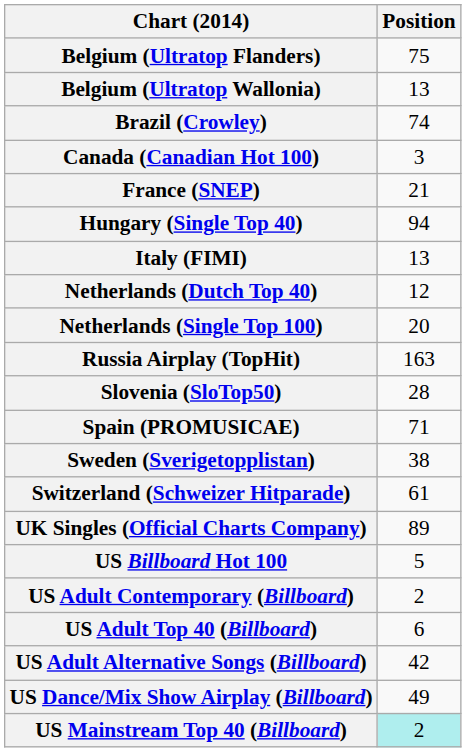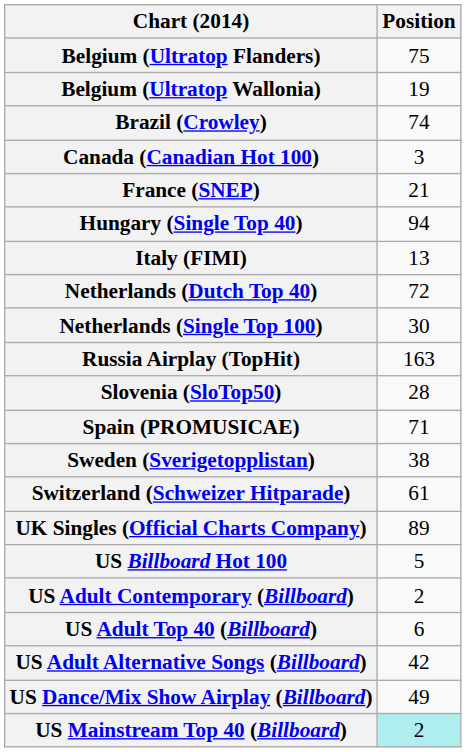(419, 88) 13 -> (419, 88) 19
(419, 291) 12 -> (419, 291) 72
(419, 325) 20 -> (419, 325) 30
